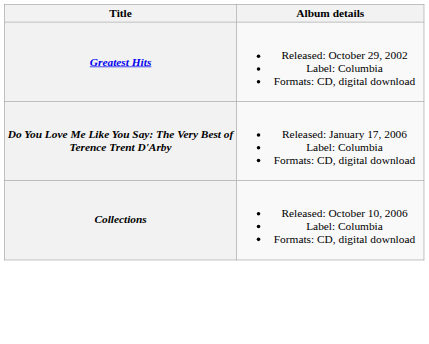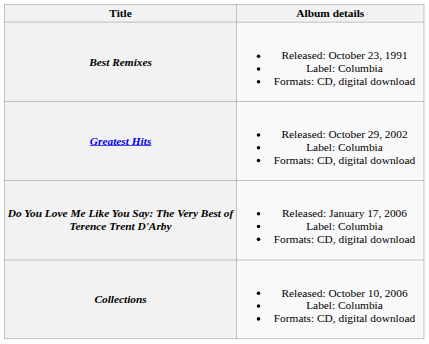+ row: (121, 62)
